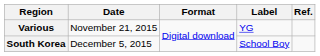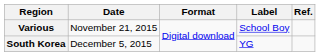(246, 28) YG -> (264, 28) School Boy
(264, 43) School Boy -> (246, 43) YG
